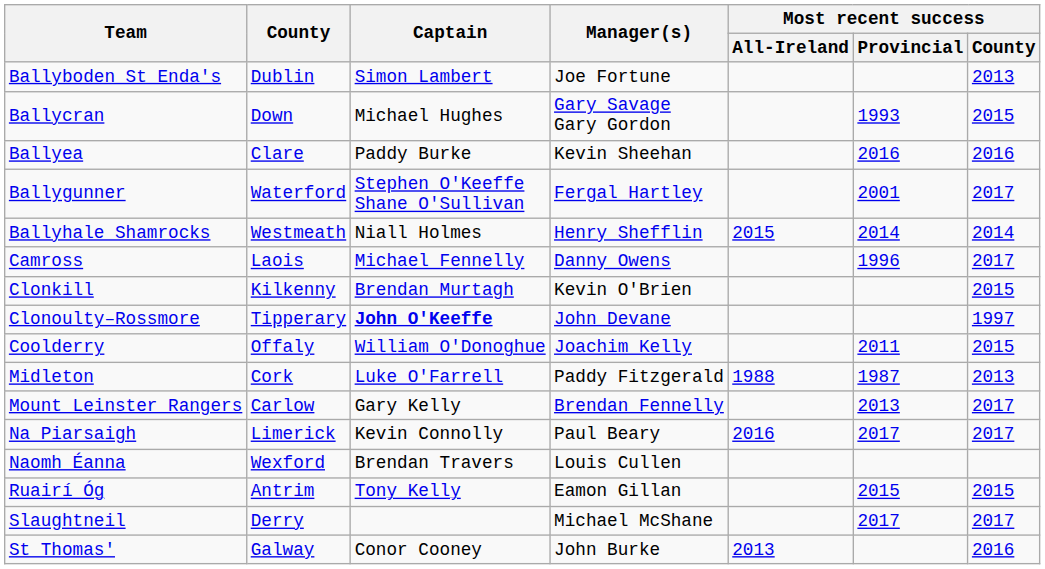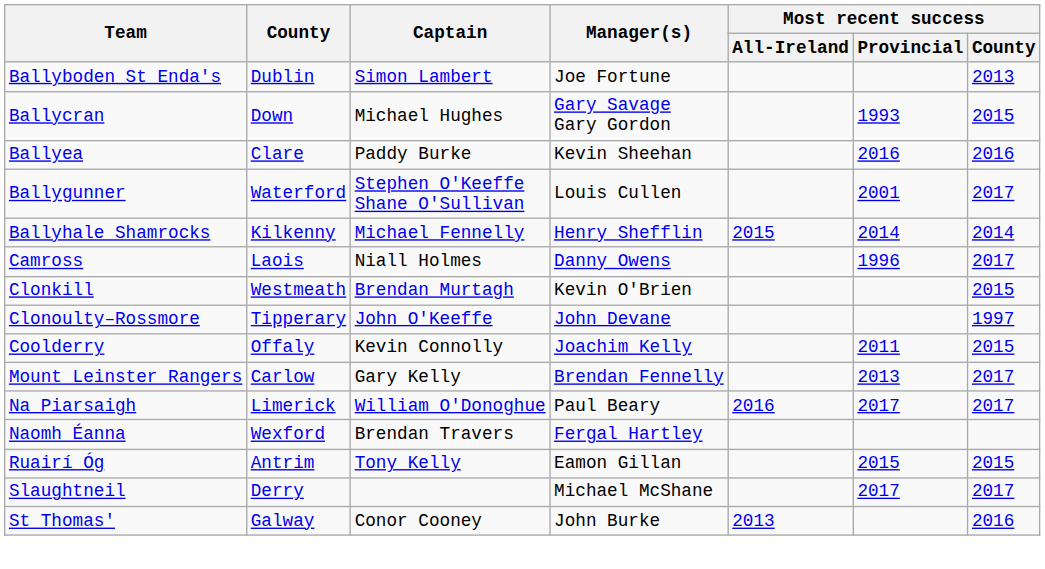(628, 194) Fergal Hartley -> (618, 194) Louis Cullen
(298, 233) Westmeath -> (293, 233) Kilkenny
(418, 233) Niall Holmes -> (440, 233) Michael Fennelly
(440, 262) Michael Fennelly -> (418, 262) Niall Holmes
(293, 290) Kilkenny -> (298, 290) Westmeath
(424, 319) bold -> (424, 319) normal
(450, 348) William O'Donoghue -> (429, 348) Kevin Connolly
- row: (51, 377)
(429, 434) Kevin Connolly -> (450, 406) William O'Donoghue
(618, 463) Louis Cullen -> (628, 434) Fergal Hartley
